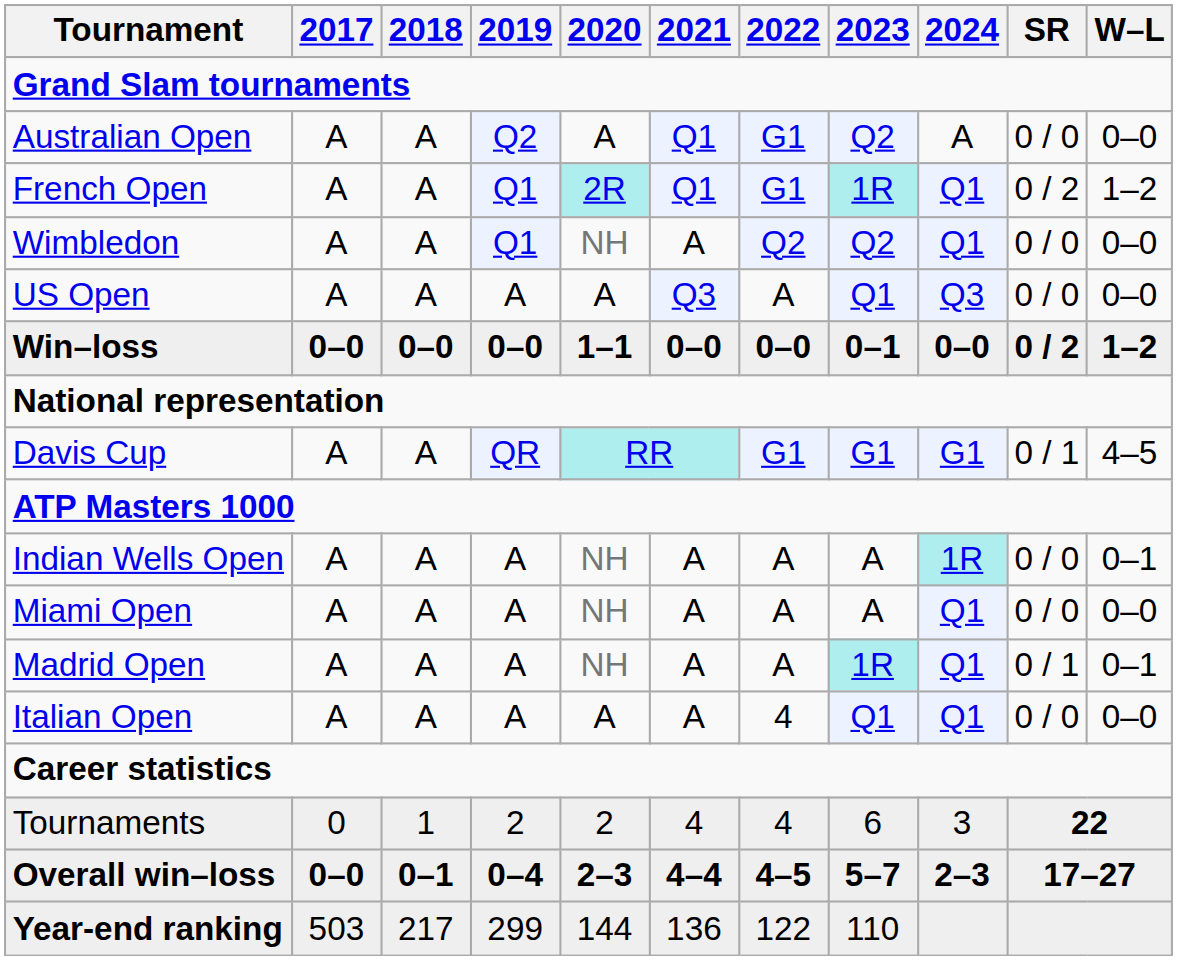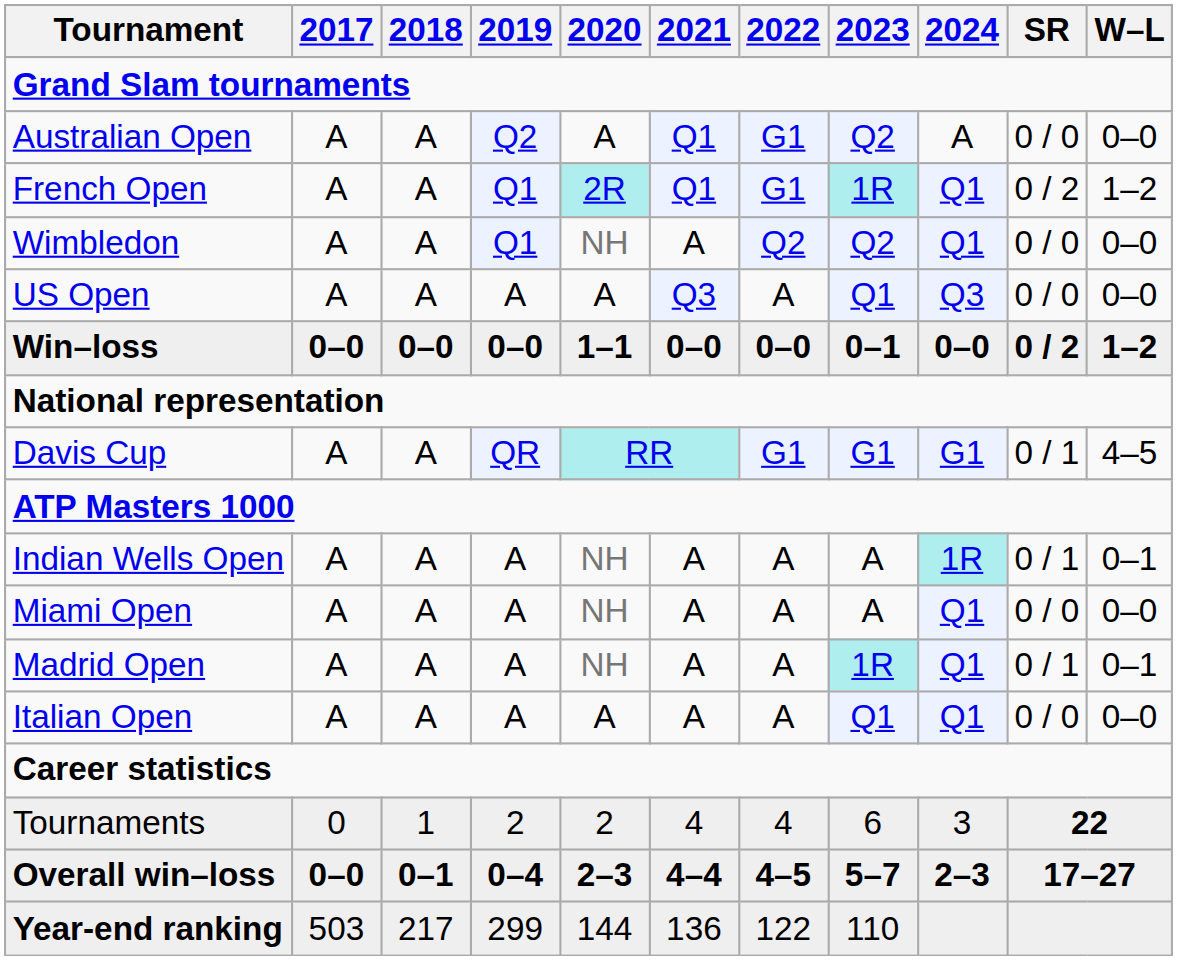(1047, 558) 0 / 0 -> (1047, 558) 0 / 1
(783, 717) 4 -> (783, 717) A
